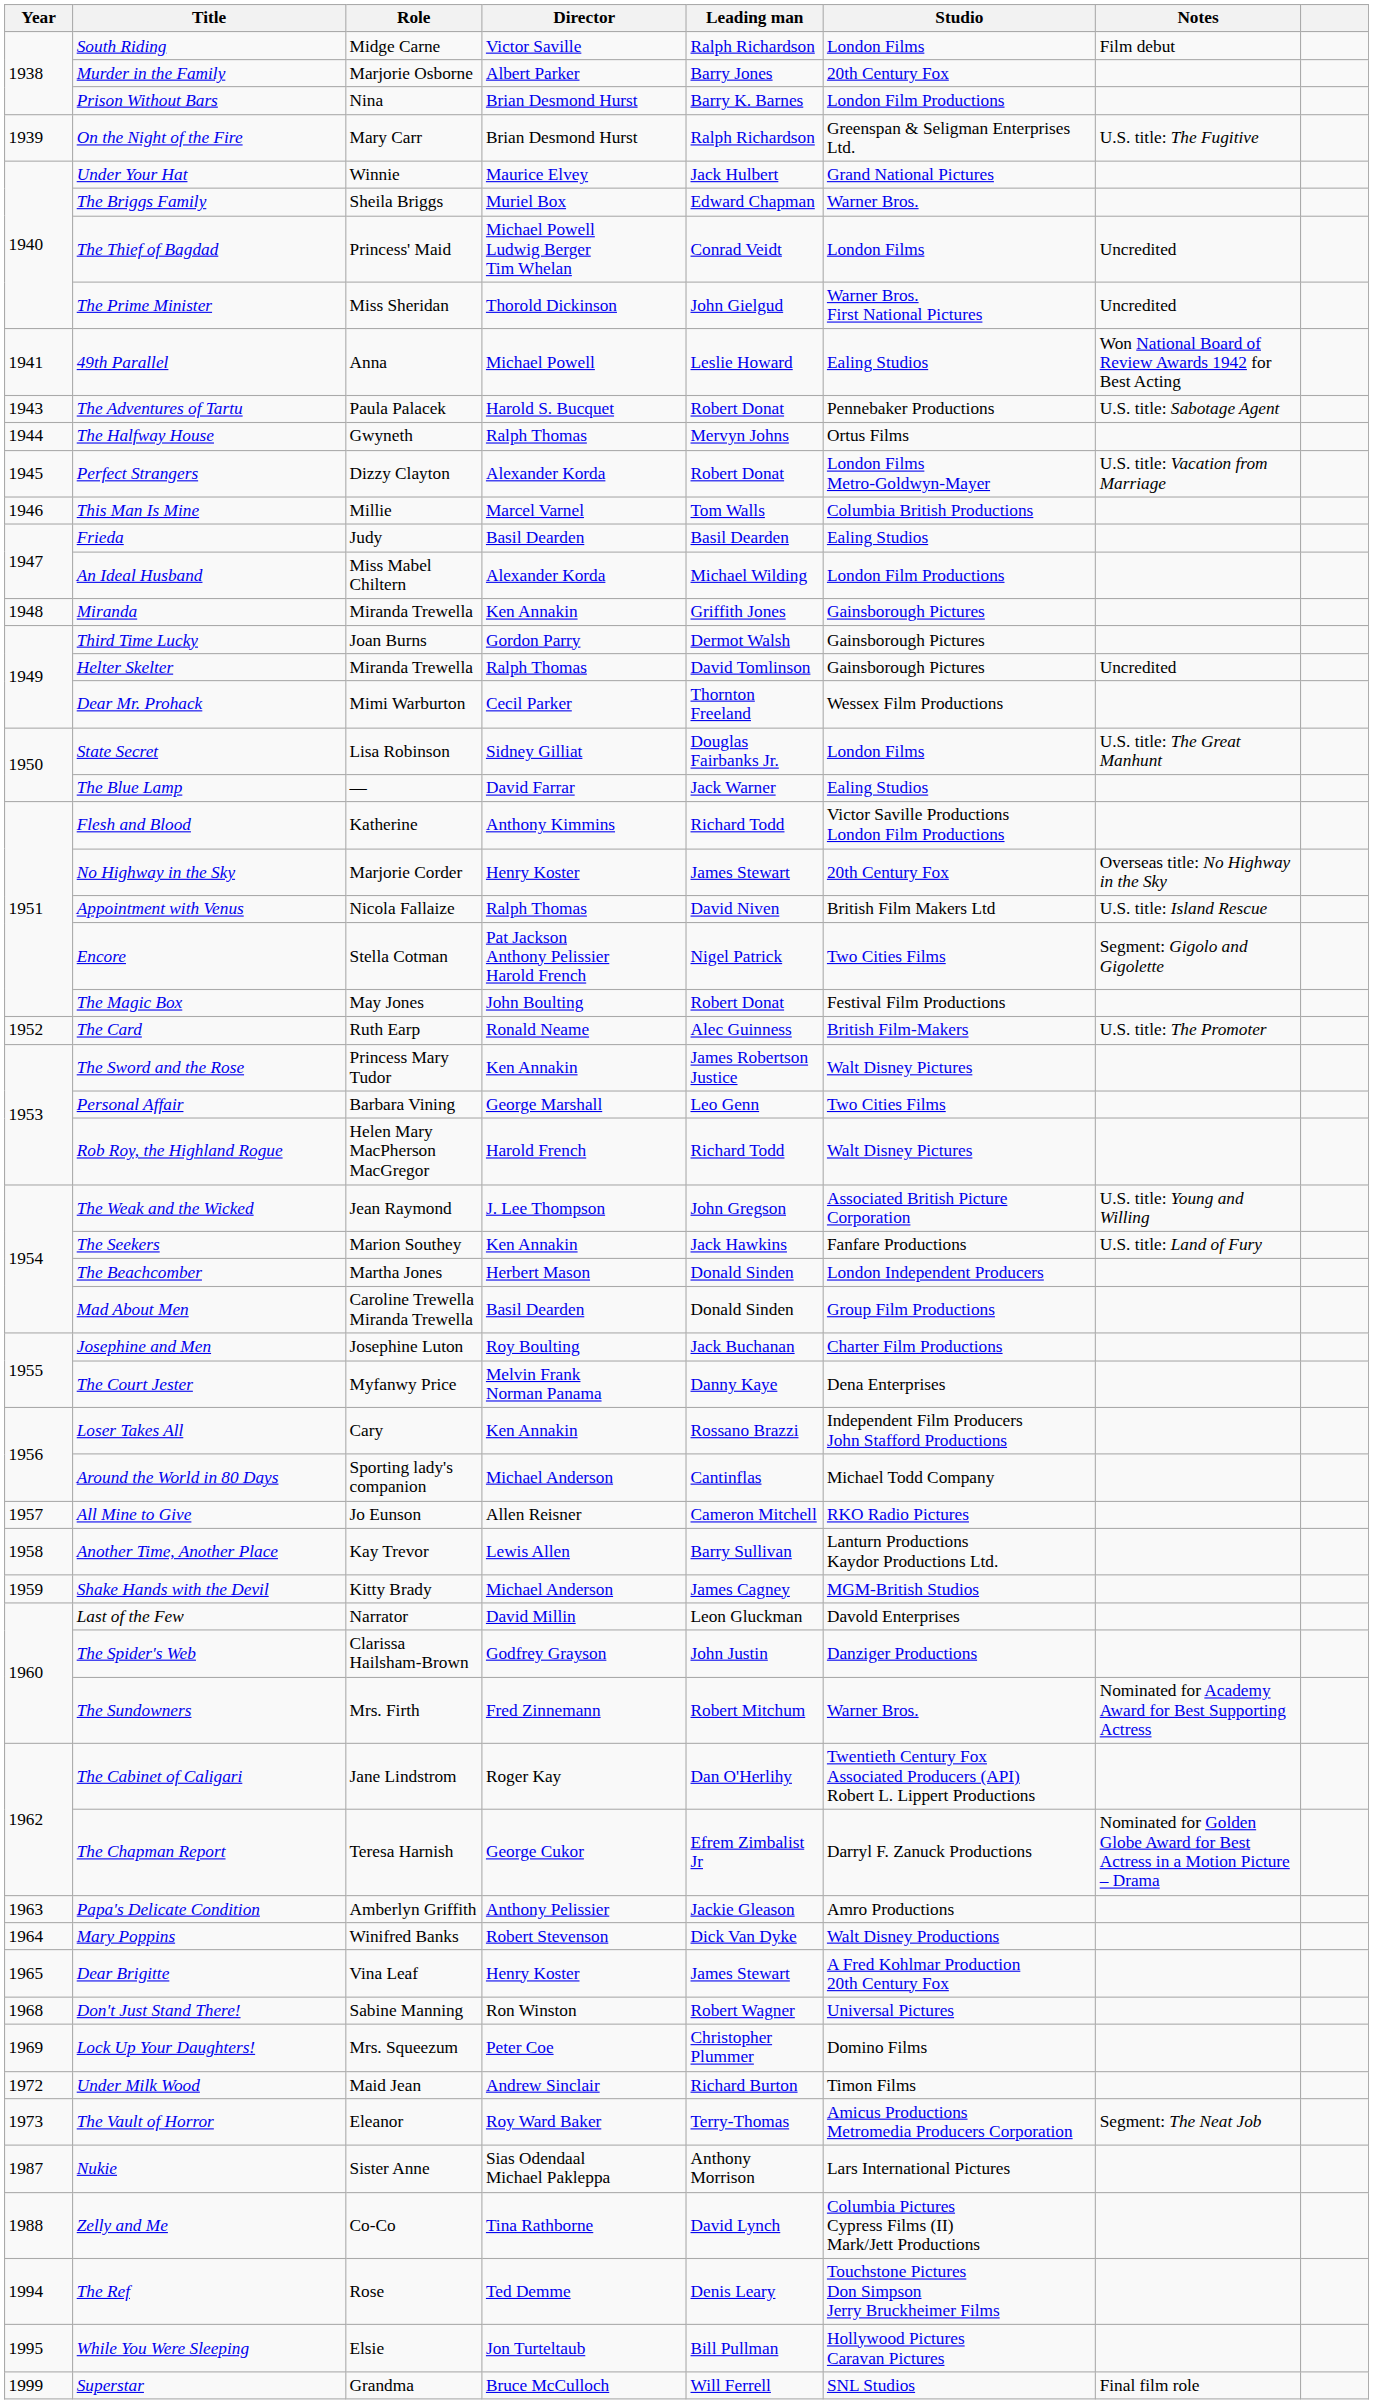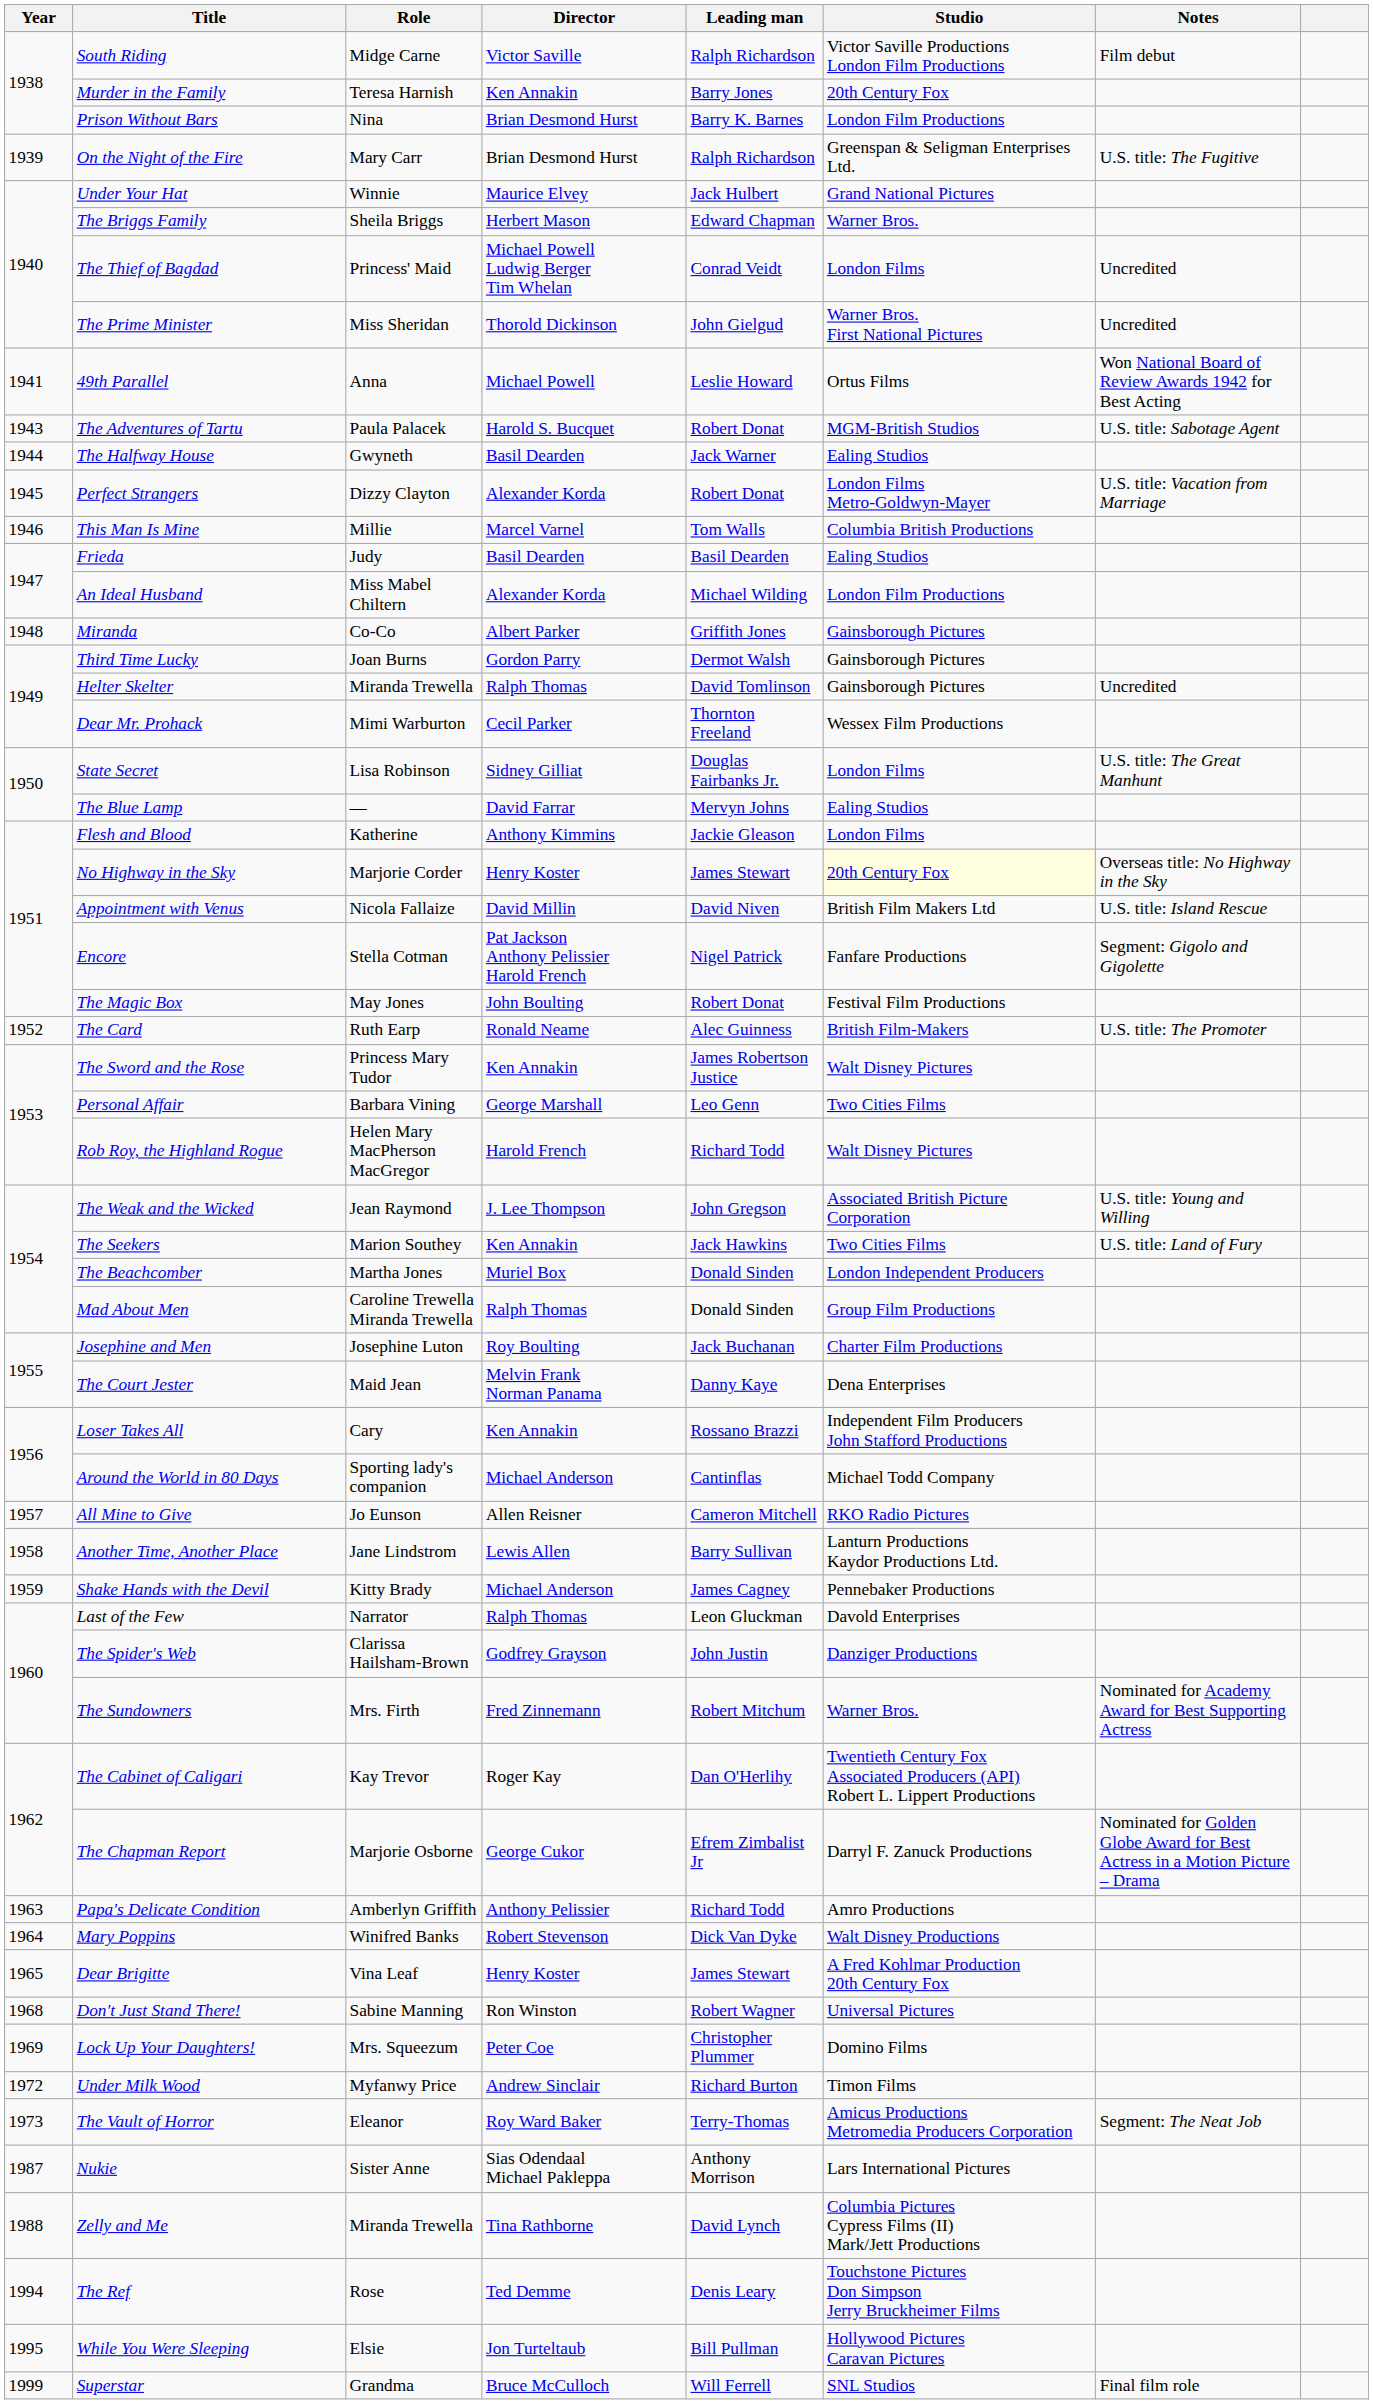(876, 45) London Films -> (918, 55) Victor Saville Productions London Film Productions
(411, 73) Marjorie Osborne -> (401, 92) Teresa Harnish
(533, 73) Albert Parker -> (532, 92) Ken Annakin
(526, 202) Muriel Box -> (538, 221) Herbert Mason
(878, 362) Ealing Studios -> (868, 381) Ortus Films
(911, 408) Pennebaker Productions -> (903, 428) MGM-British Studios
(536, 436) Ralph Thomas -> (535, 455) Basil Dearden
(740, 436) Mervyn Johns -> (733, 455) Jack Warner
(868, 436) Ortus Films -> (878, 455) Ealing Studios
(411, 612) Miranda Trewella -> (373, 631) Co-Co
(532, 612) Ken Annakin -> (533, 631) Albert Parker
(733, 788) Jack Warner -> (740, 807) Mervyn Johns
(737, 825) Richard Todd -> (743, 834) Jackie Gleason
(918, 825) Victor Saville Productions London Film Productions -> (876, 834) London Films
(888, 872) no background -> (888, 872) lightyellow background
(536, 909) Ralph Thomas -> (531, 909) David Millin
(886, 956) Two Cities Films -> (897, 956) Fanfare Productions
(897, 1245) Fanfare Productions -> (886, 1245) Two Cities Films
(538, 1272) Herbert Mason -> (526, 1272) Muriel Box
(535, 1309) Basil Dearden -> (536, 1309) Ralph Thomas
(403, 1383) Myfanwy Price -> (385, 1383) Maid Jean
(389, 1551) Kay Trevor -> (403, 1551) Jane Lindstrom
(903, 1588) MGM-British Studios -> (911, 1588) Pennebaker Productions
(531, 1616) David Millin -> (536, 1616) Ralph Thomas
(403, 1776) Jane Lindstrom -> (389, 1776) Kay Trevor
(401, 1852) Teresa Harnish -> (411, 1852) Marjorie Osborne
(743, 1908) Jackie Gleason -> (737, 1908) Richard Todd
(385, 2084) Maid Jean -> (403, 2084) Myfanwy Price
(373, 2225) Co-Co -> (411, 2225) Miranda Trewella
